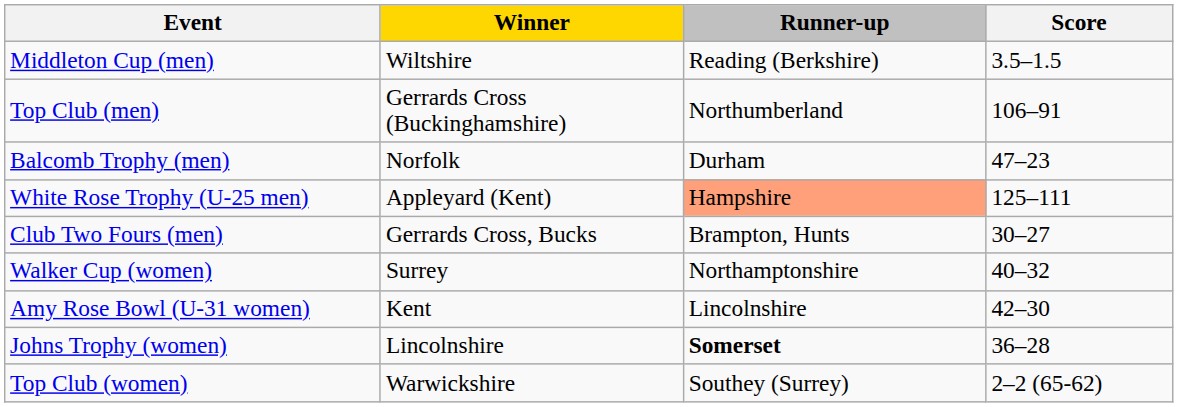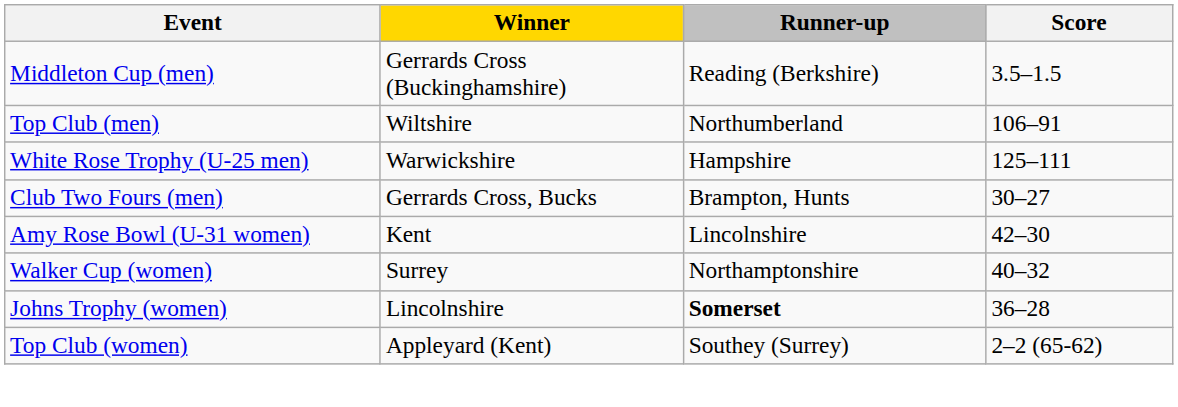(429, 60) Wiltshire -> (476, 73) Gerrards Cross (Buckinghamshire)
(476, 110) Gerrards Cross (Buckinghamshire) -> (429, 123) Wiltshire
- row: (120, 160)
(469, 197) Appleyard (Kent) -> (450, 160) Warwickshire
(740, 197) lightsalmon background -> (740, 160) no background
rows swapped: (111, 271) <-> (160, 308)
(450, 382) Warwickshire -> (469, 345) Appleyard (Kent)
